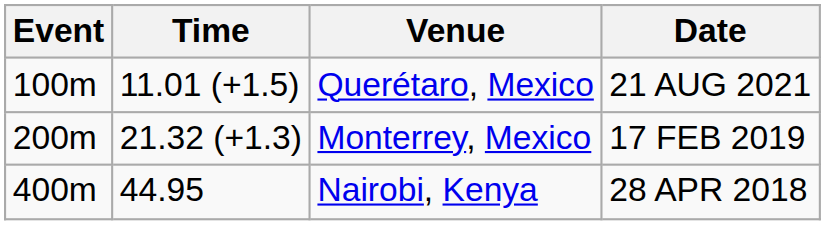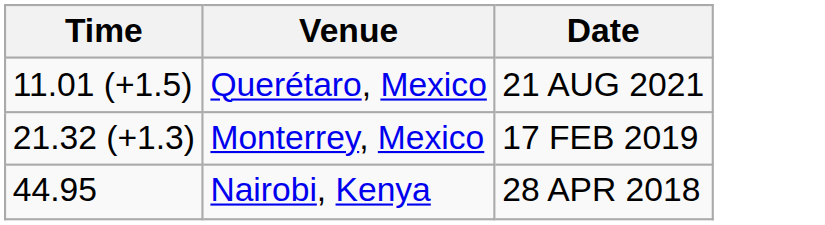- column: (59, 31)
